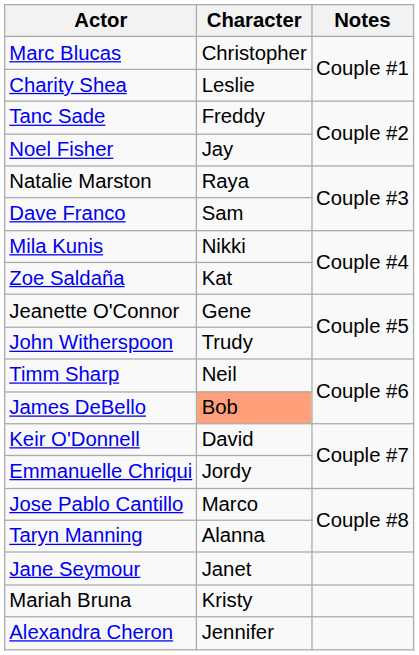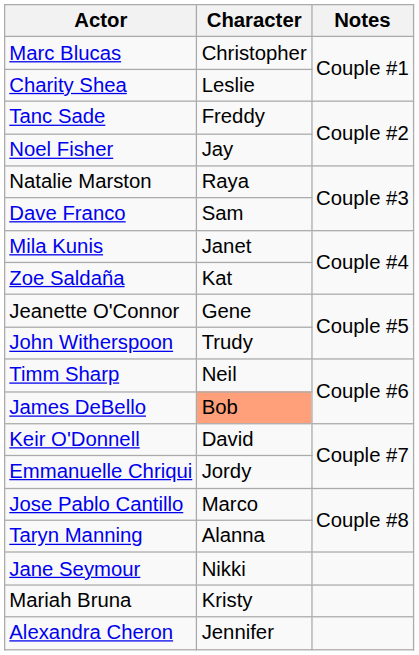(224, 246) Nikki -> (226, 246) Janet
(226, 568) Janet -> (224, 568) Nikki
